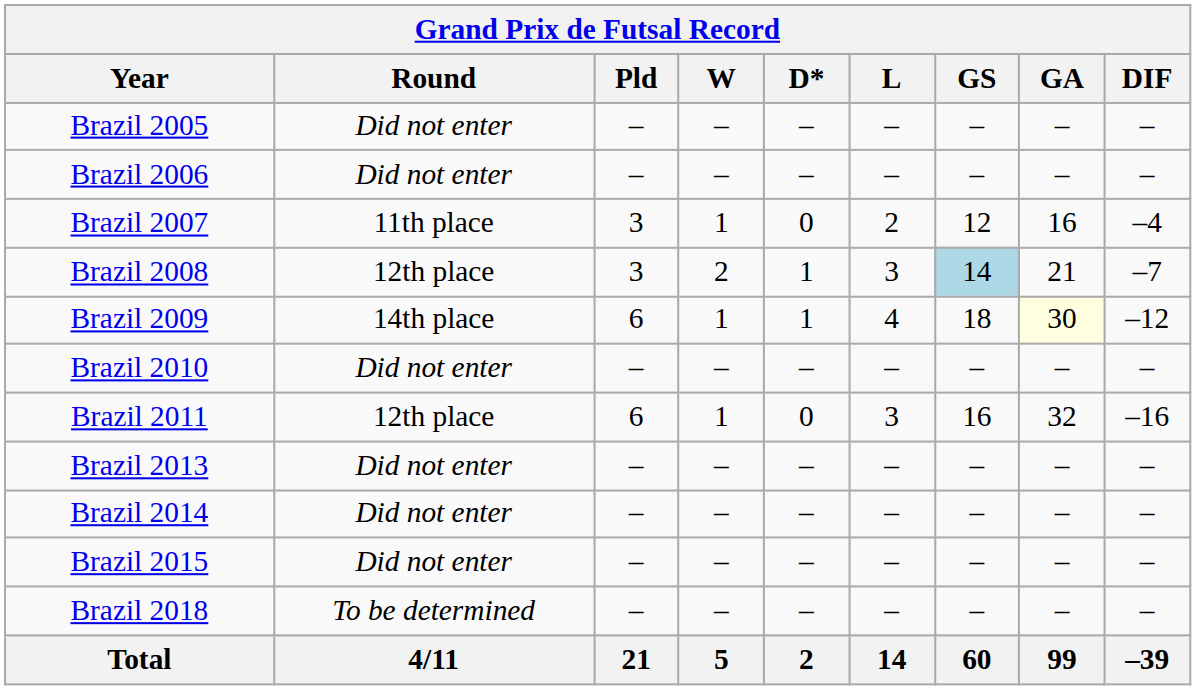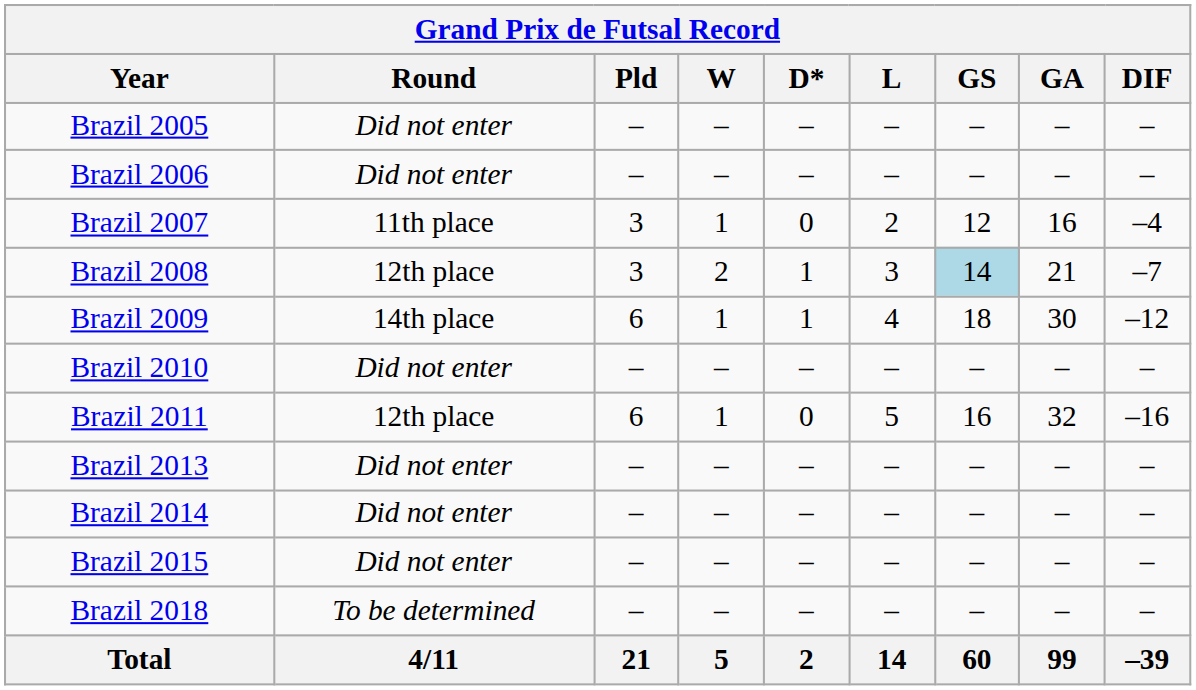(1062, 319) lightyellow background -> (1062, 319) no background
(892, 416) 3 -> (892, 416) 5
